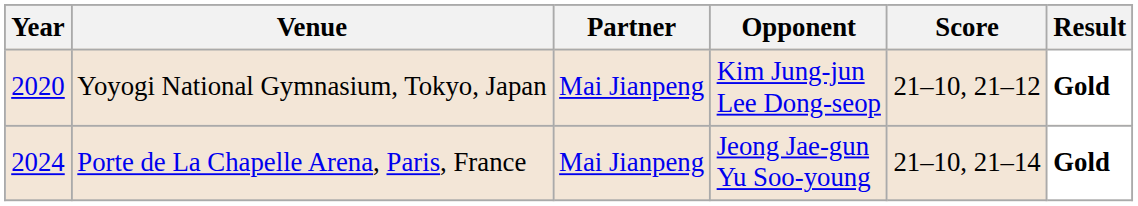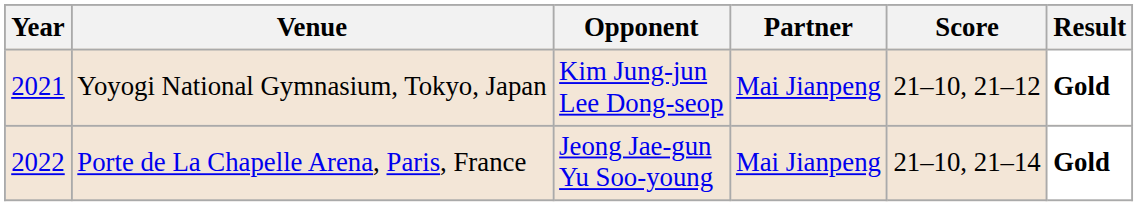columns swapped: (632, 26) <-> (799, 26)
(38, 86) 2020 -> (38, 86) 2021
(38, 162) 2024 -> (38, 162) 2022
